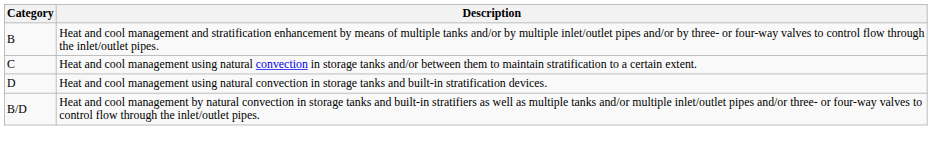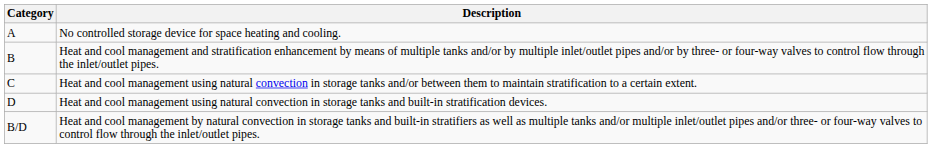+ row: (200, 32)
